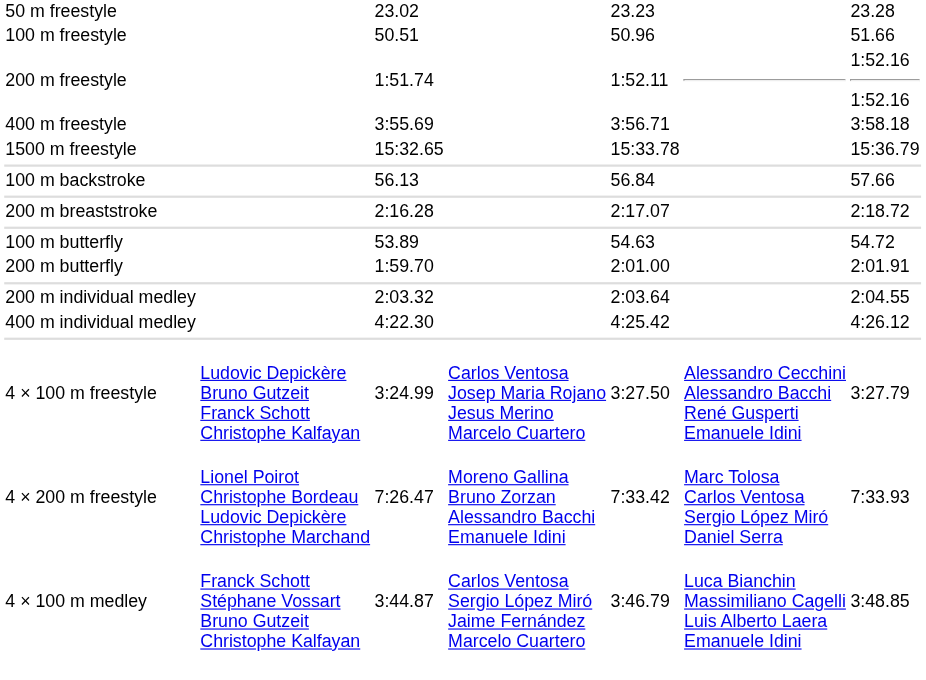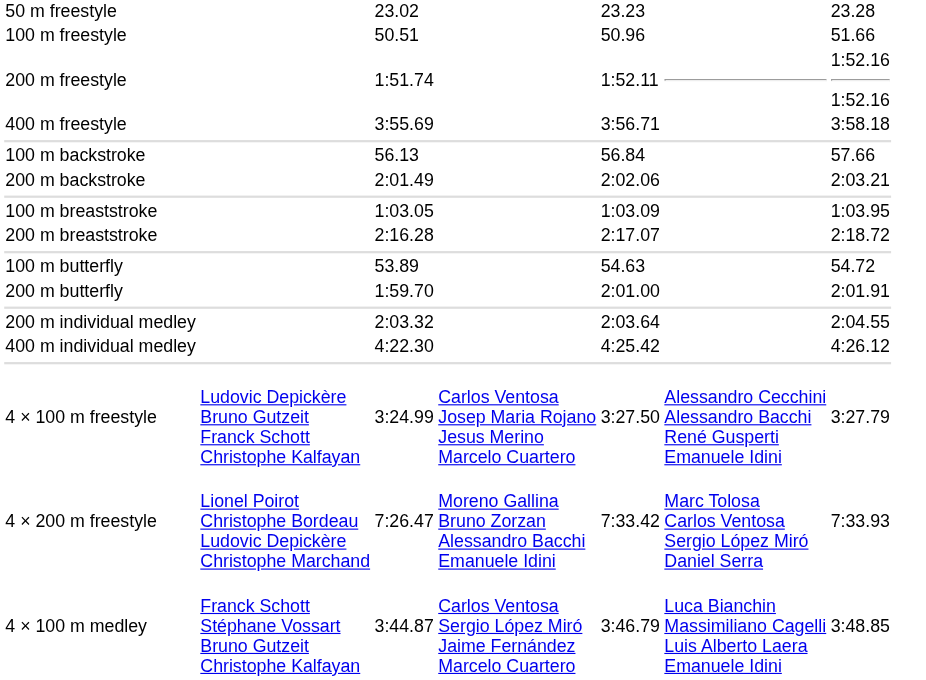- row: (71, 148)
+ row: (75, 179)
+ row: (81, 211)
